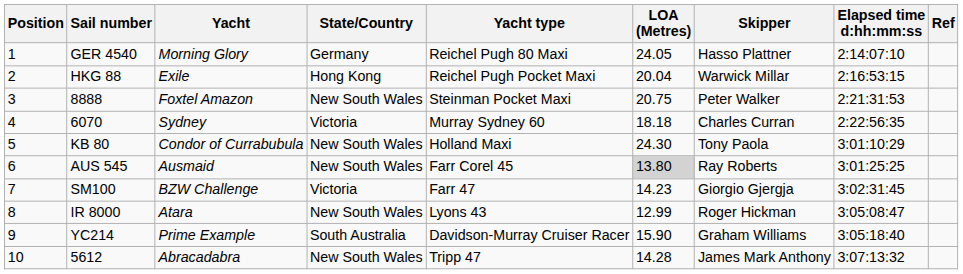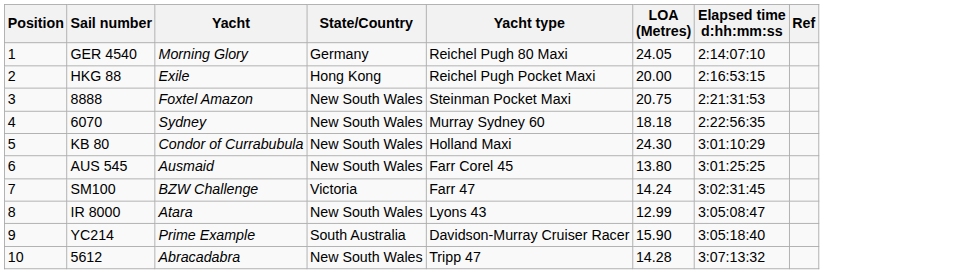- column: (764, 23)
(654, 76) 20.04 -> (654, 76) 20.00
(334, 122) Victoria -> (366, 122) New South Wales
(654, 167) lightgrey background -> (654, 167) no background
(654, 189) 14.23 -> (654, 189) 14.24
